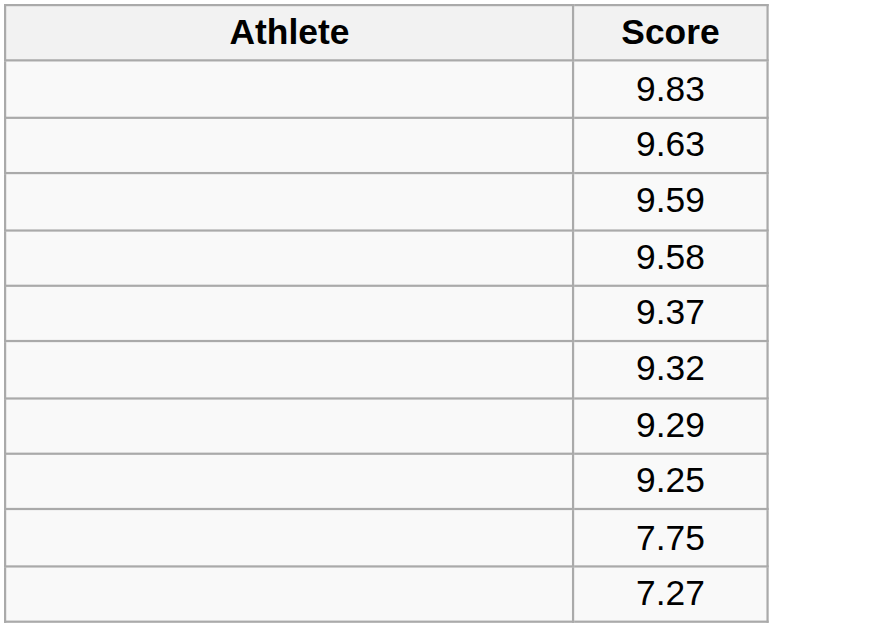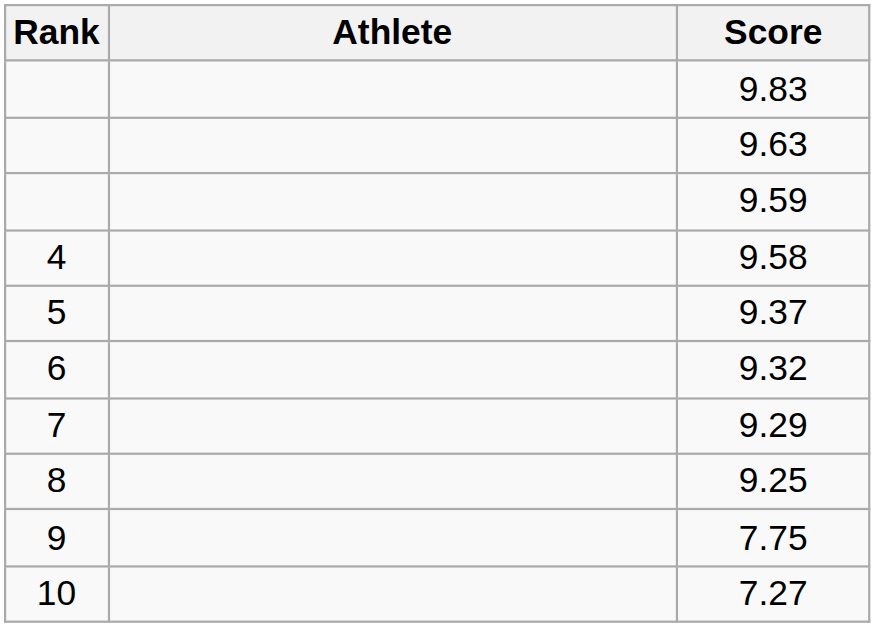+ column: (56, 32)
